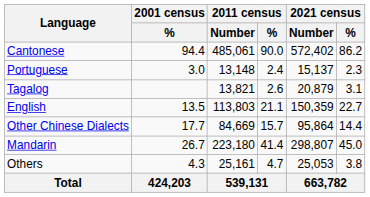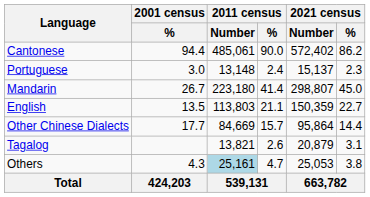rows swapped: (32, 145) <-> (28, 88)
(237, 164) no background -> (237, 164) lightblue background
